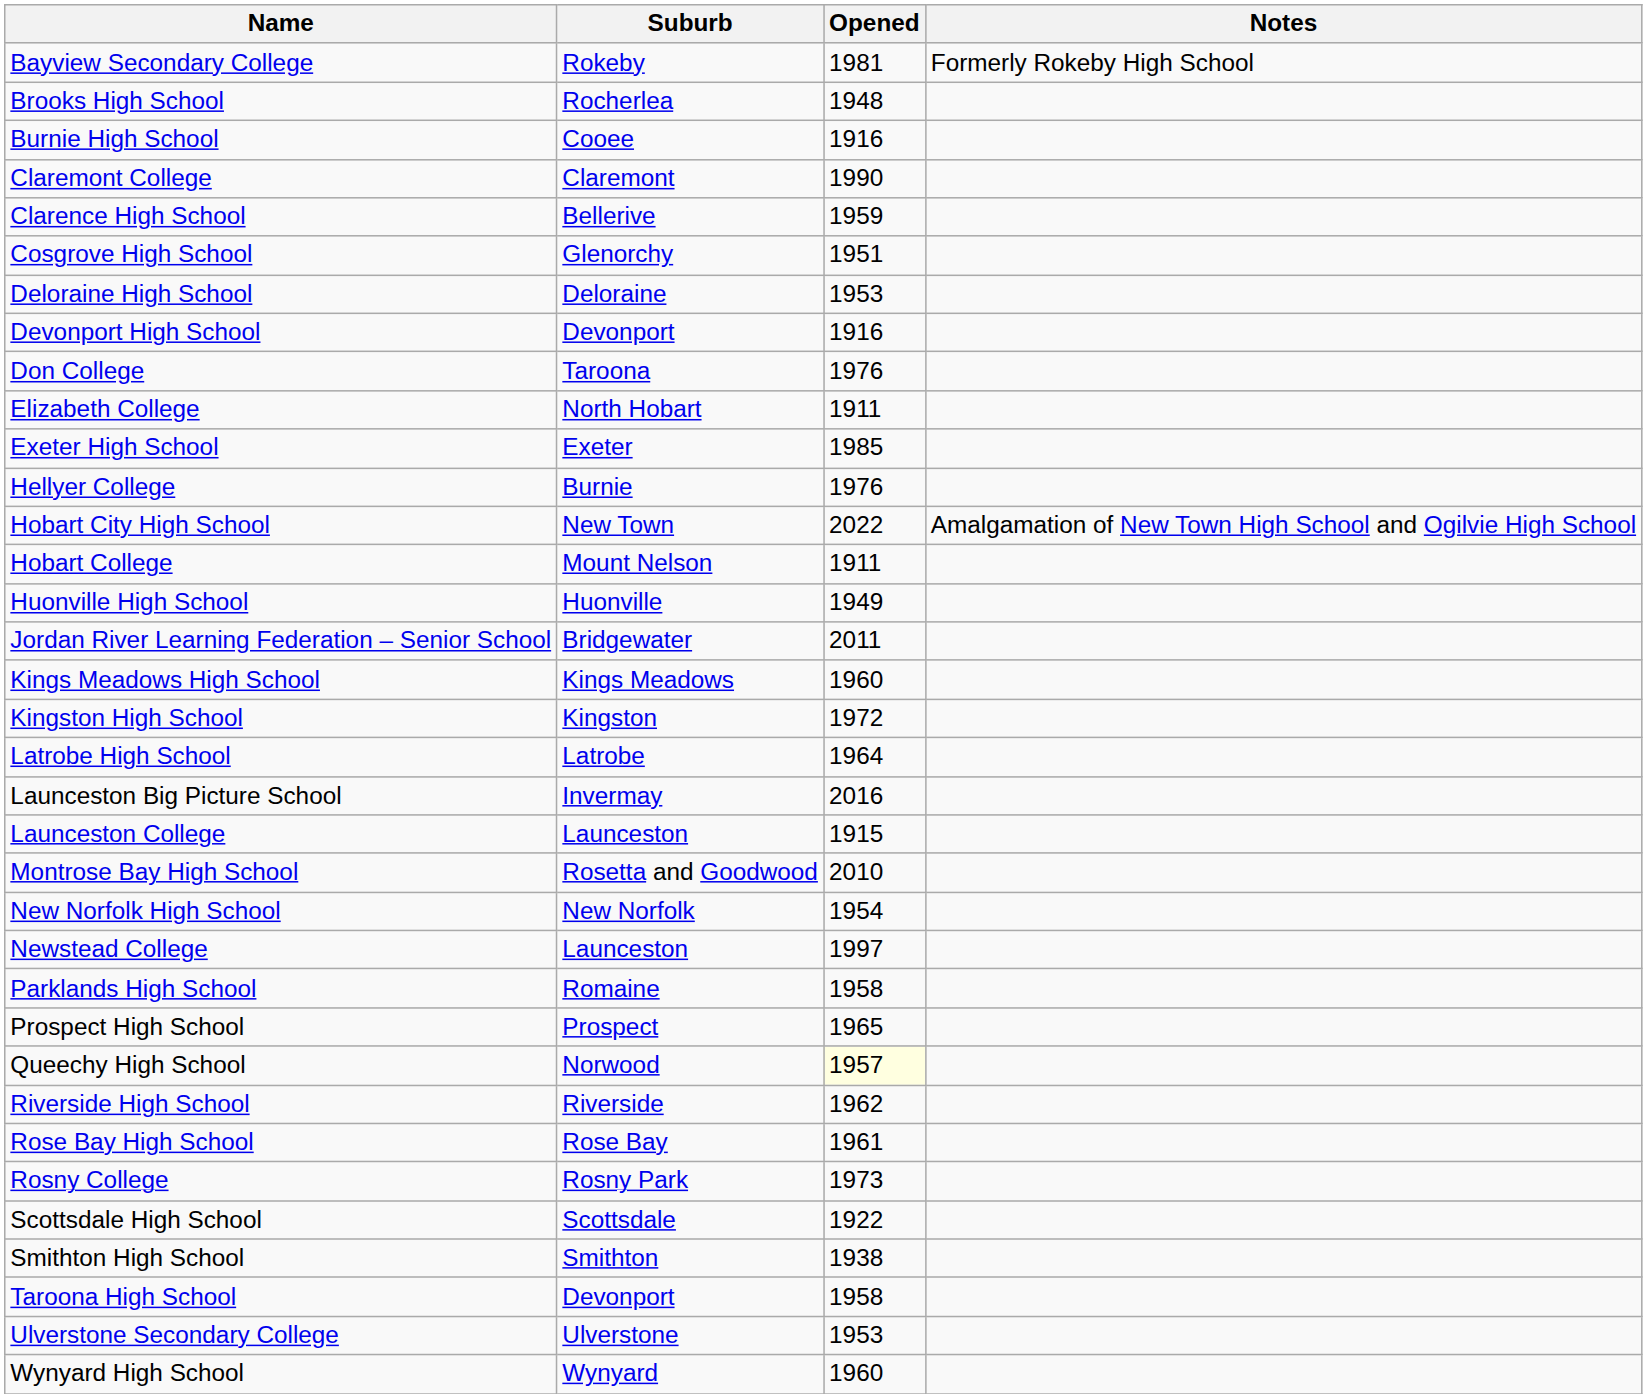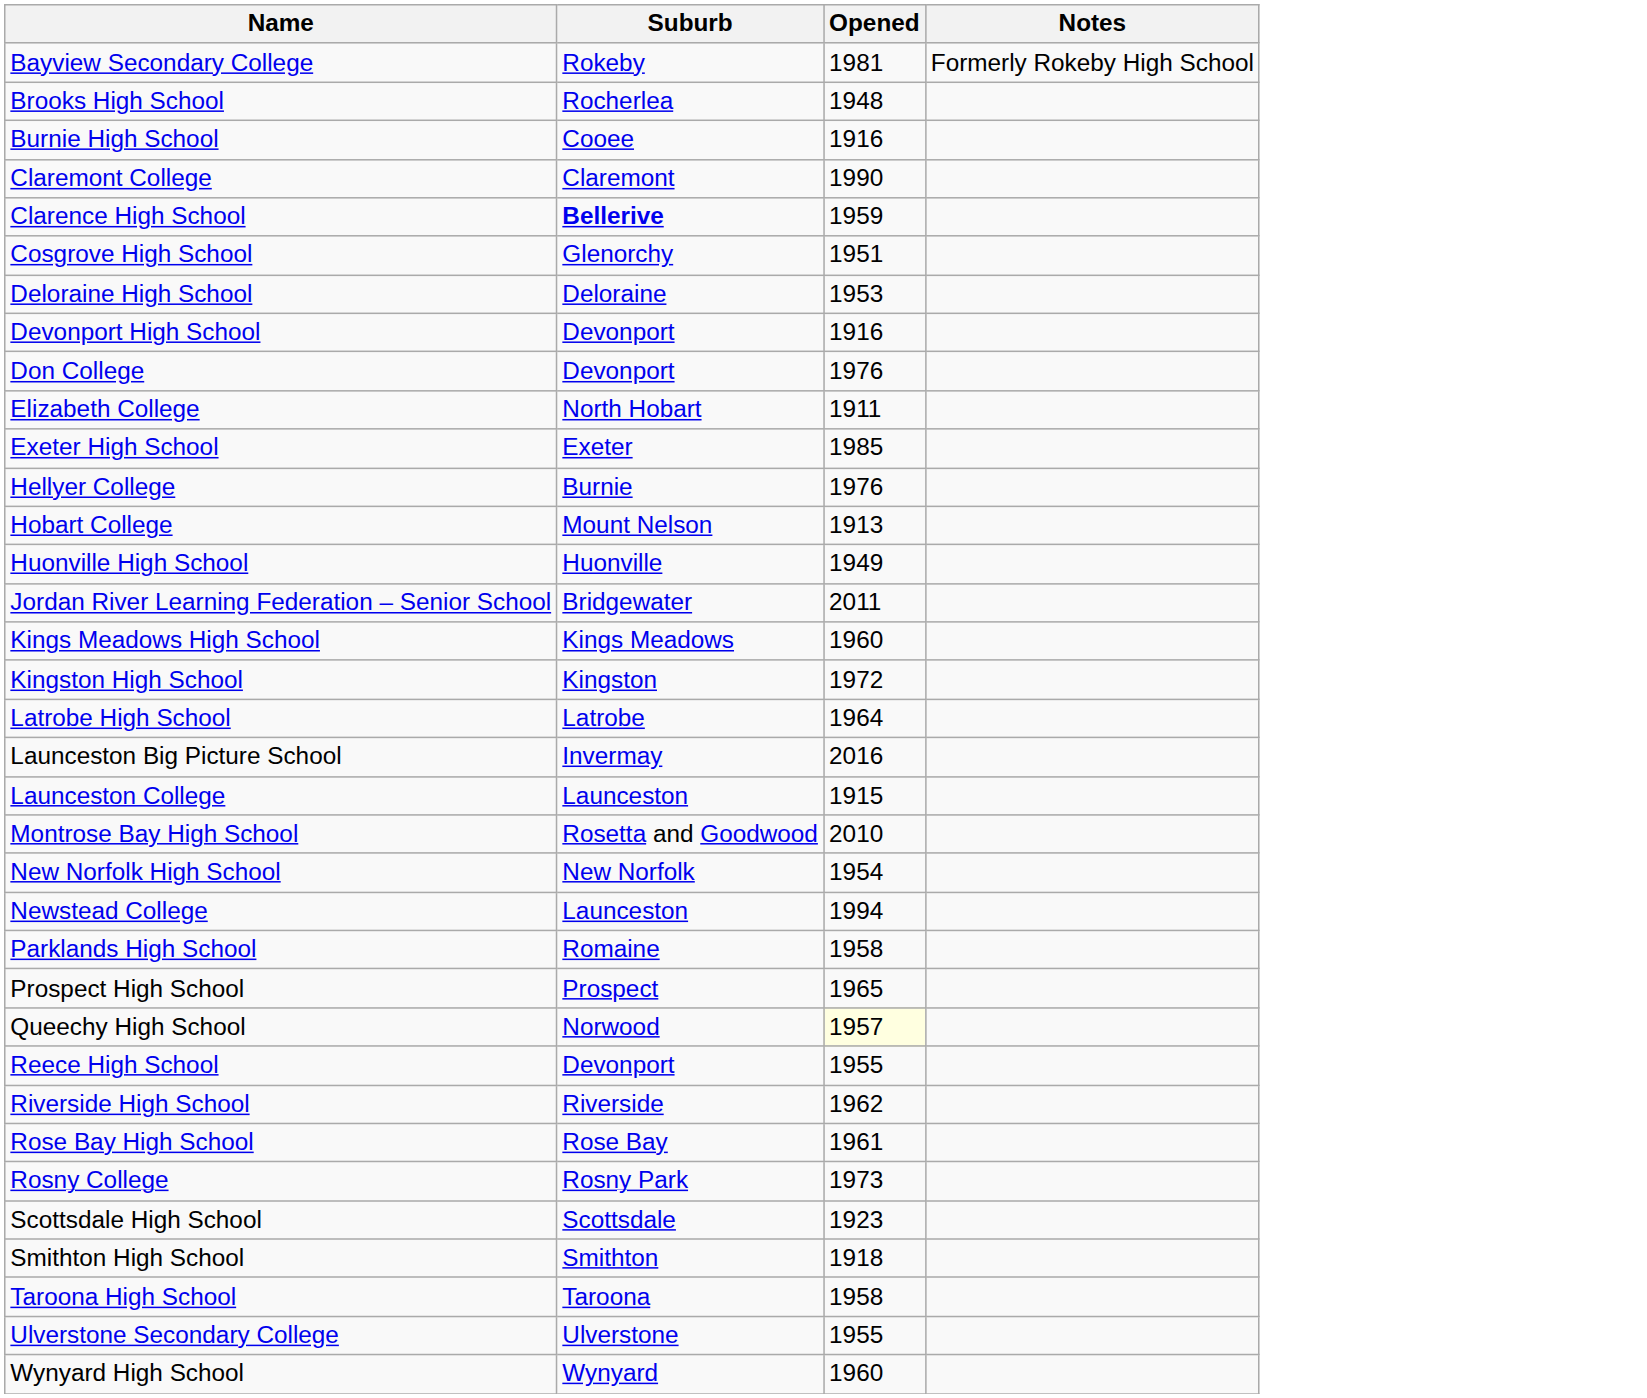(609, 216) normal -> (613, 216) bold
(606, 370) Taroona -> (618, 370) Devonport
- row: (140, 525)
(855, 563) 1911 -> (856, 525) 1913
(856, 949) 1997 -> (856, 910) 1994
+ row: (114, 1065)
(856, 1219) 1922 -> (856, 1219) 1923
(856, 1258) 1938 -> (856, 1258) 1918
(618, 1296) Devonport -> (606, 1296) Taroona
(856, 1335) 1953 -> (856, 1335) 1955
